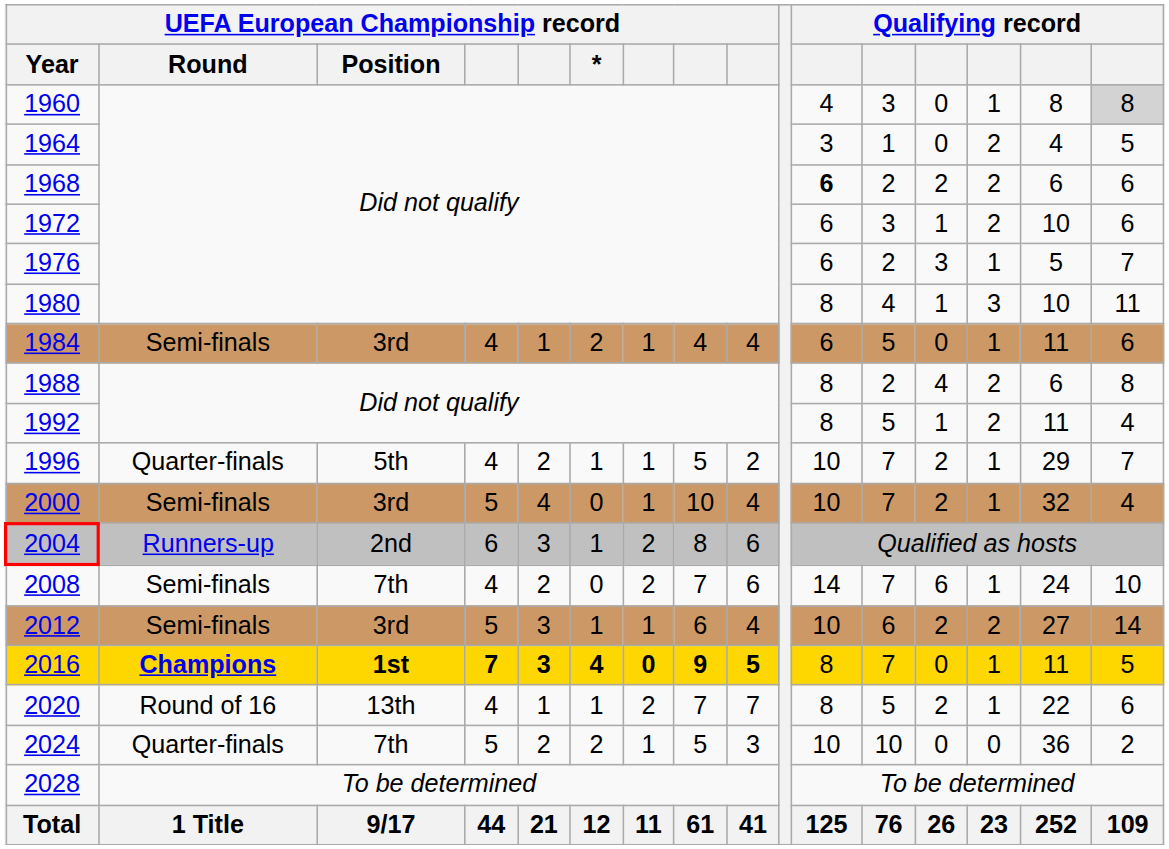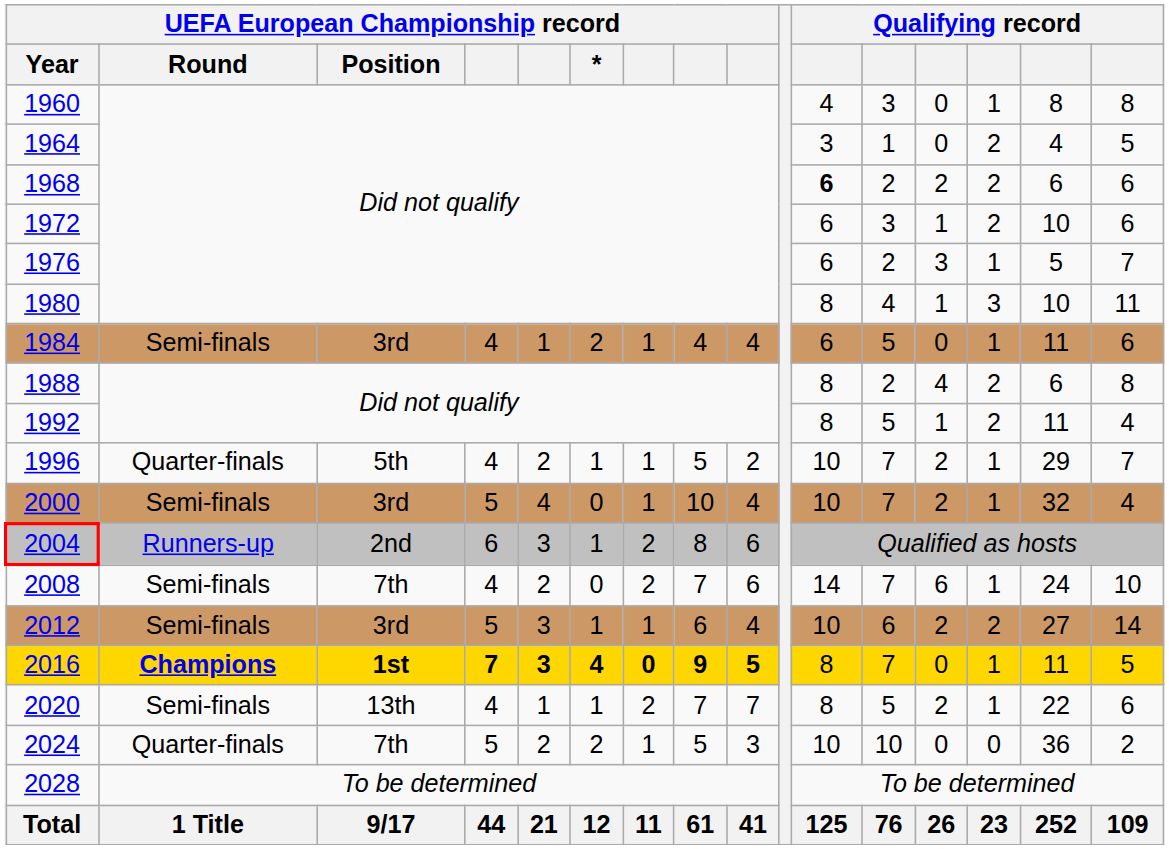(1128, 104) lightgrey background -> (1128, 104) no background
(208, 704) Round of 16 -> (208, 704) Semi-finals
